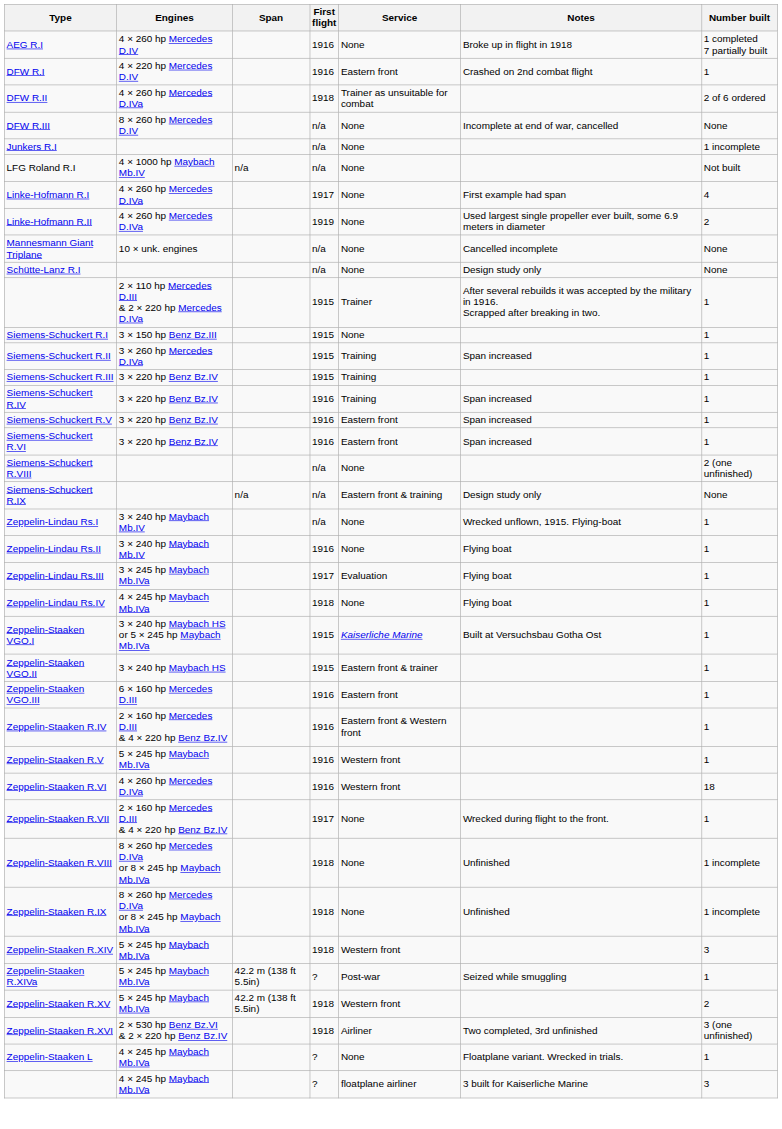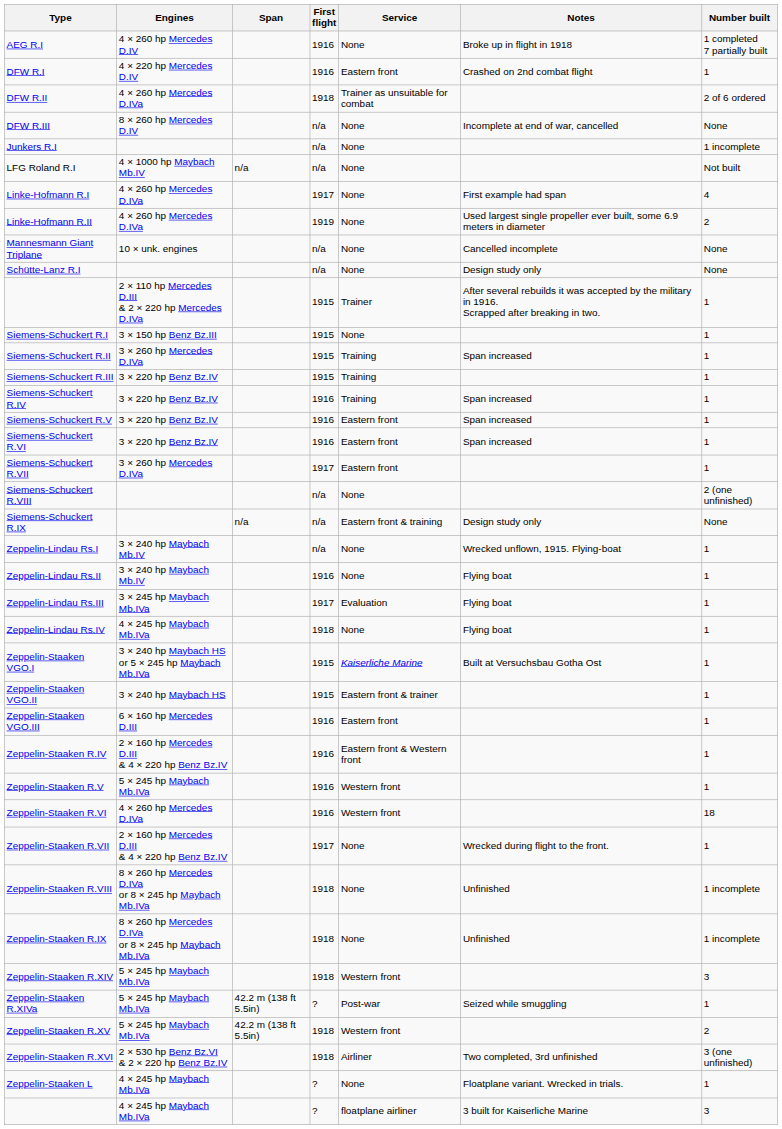+ row: (50, 468)
